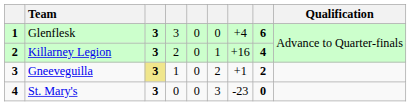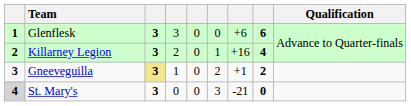(240, 33) +4 -> (240, 33) +6
(15, 91) no background -> (15, 91) lightgrey background
(240, 91) -23 -> (240, 91) -21
